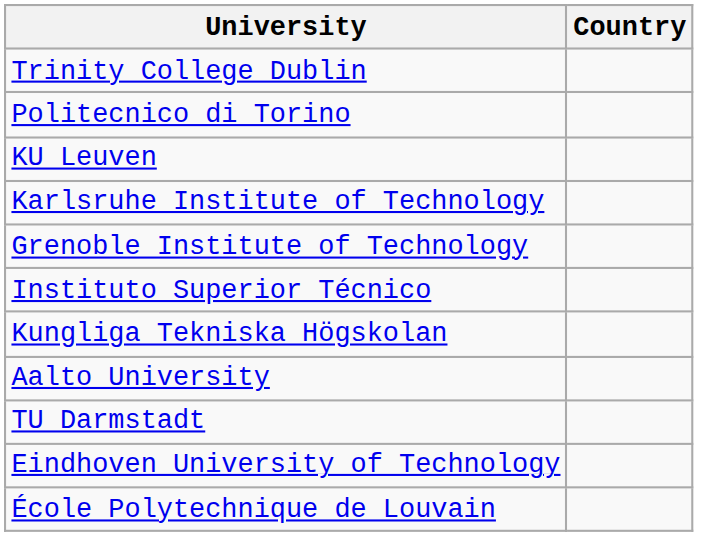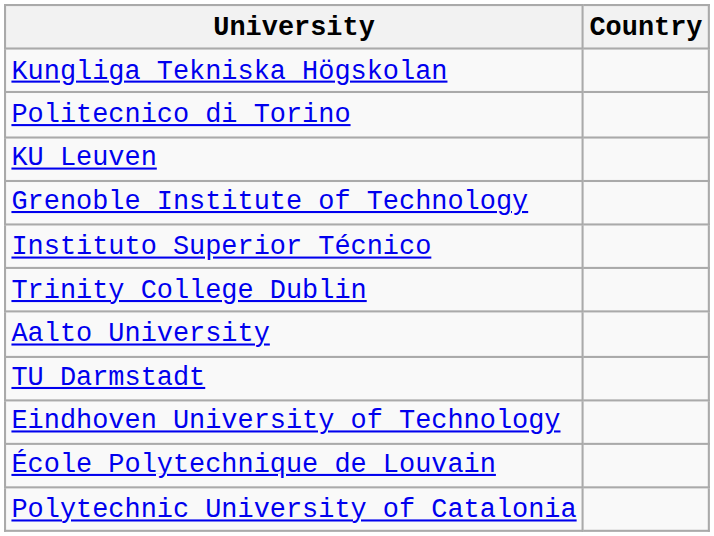rows swapped: (229, 334) <-> (189, 71)
- row: (278, 202)
+ row: (294, 509)
